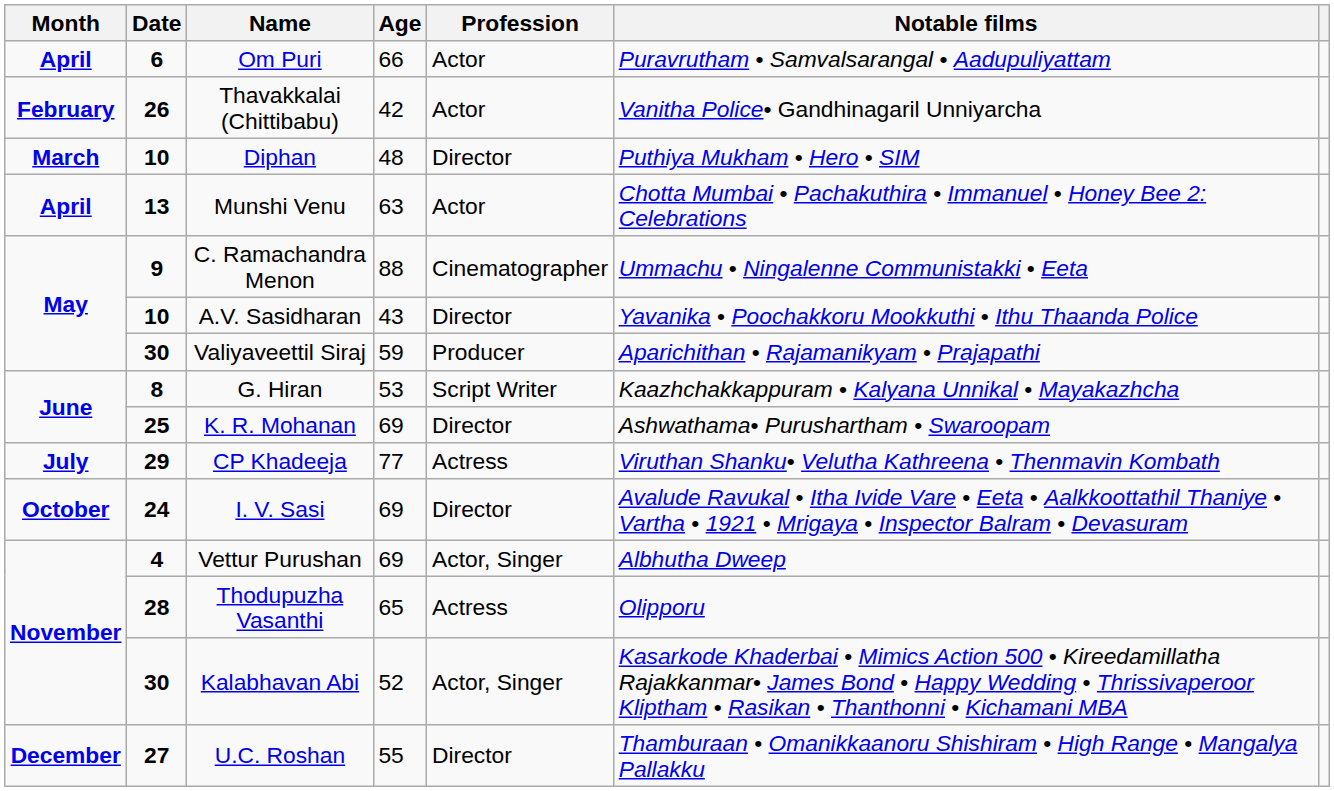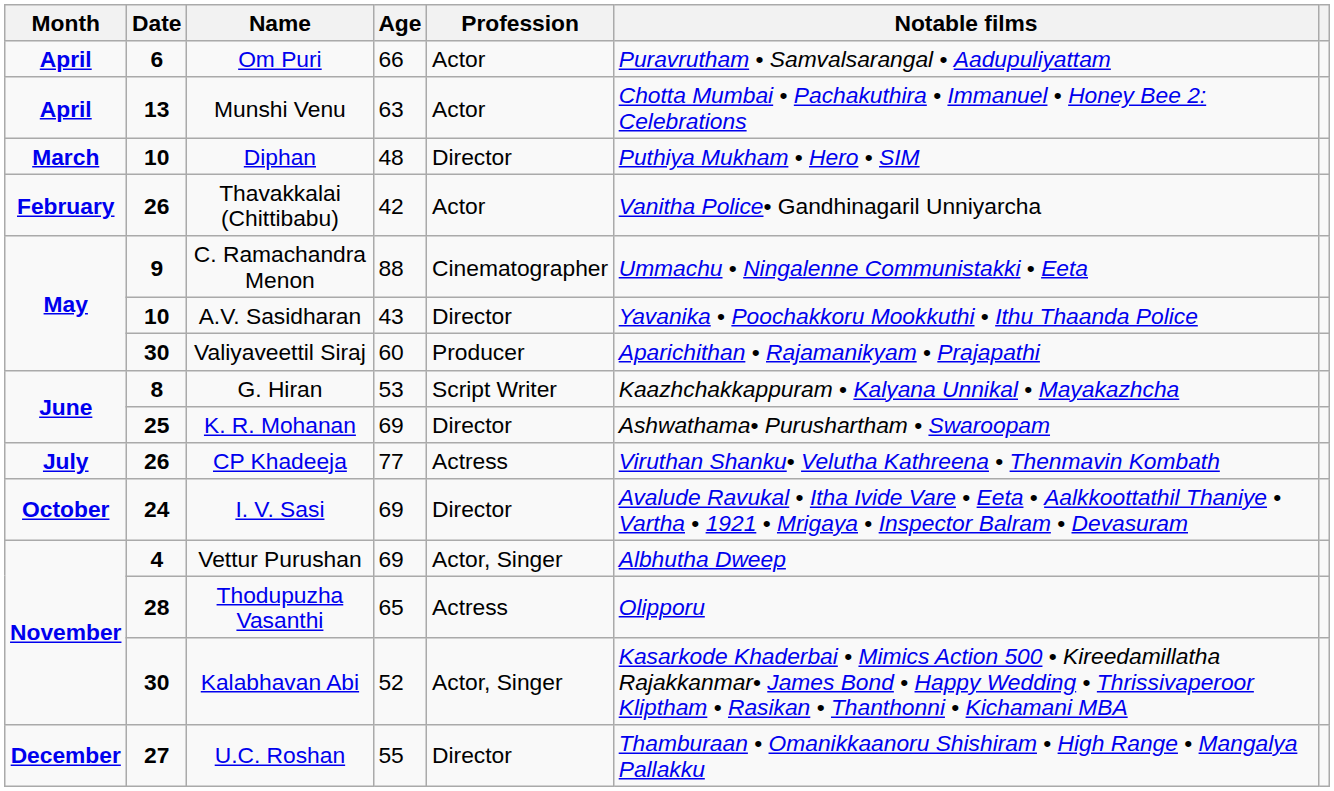rows swapped: (280, 108) <-> (280, 206)
(391, 352) 59 -> (391, 352) 60
(157, 460) 29 -> (157, 460) 26
